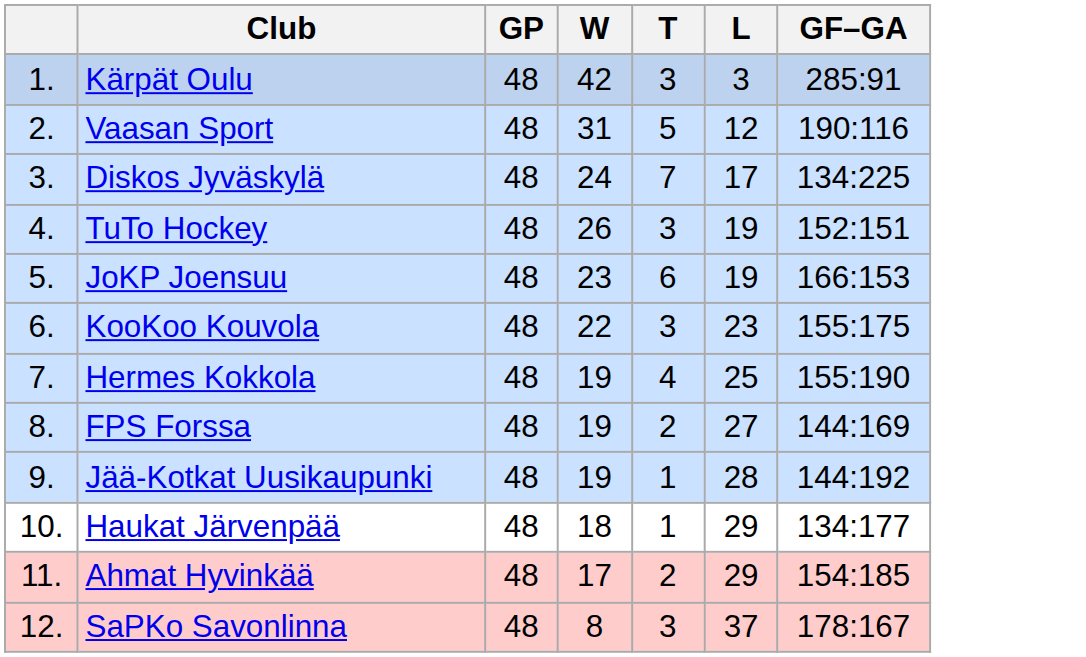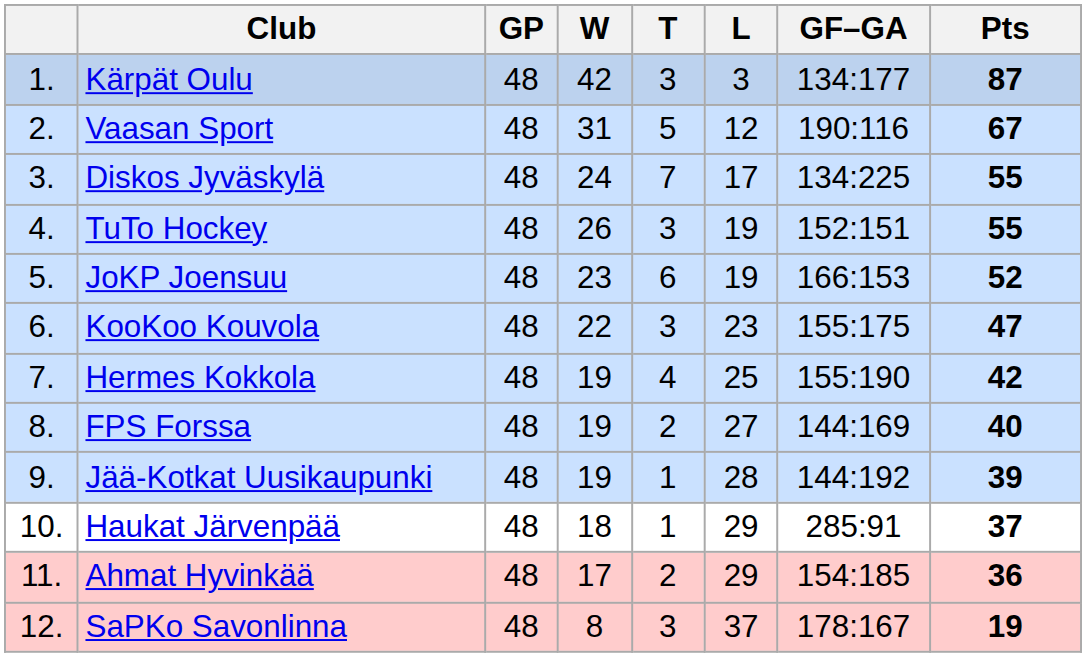+ column: (1005, 29)
(854, 79) 285:91 -> (854, 79) 134:177
(854, 526) 134:177 -> (854, 526) 285:91
